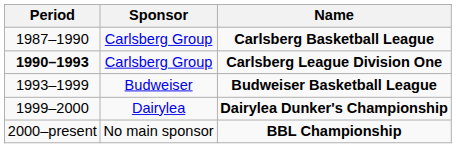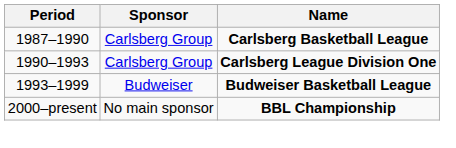(52, 62) bold -> (52, 62) normal
- row: (334, 108)
